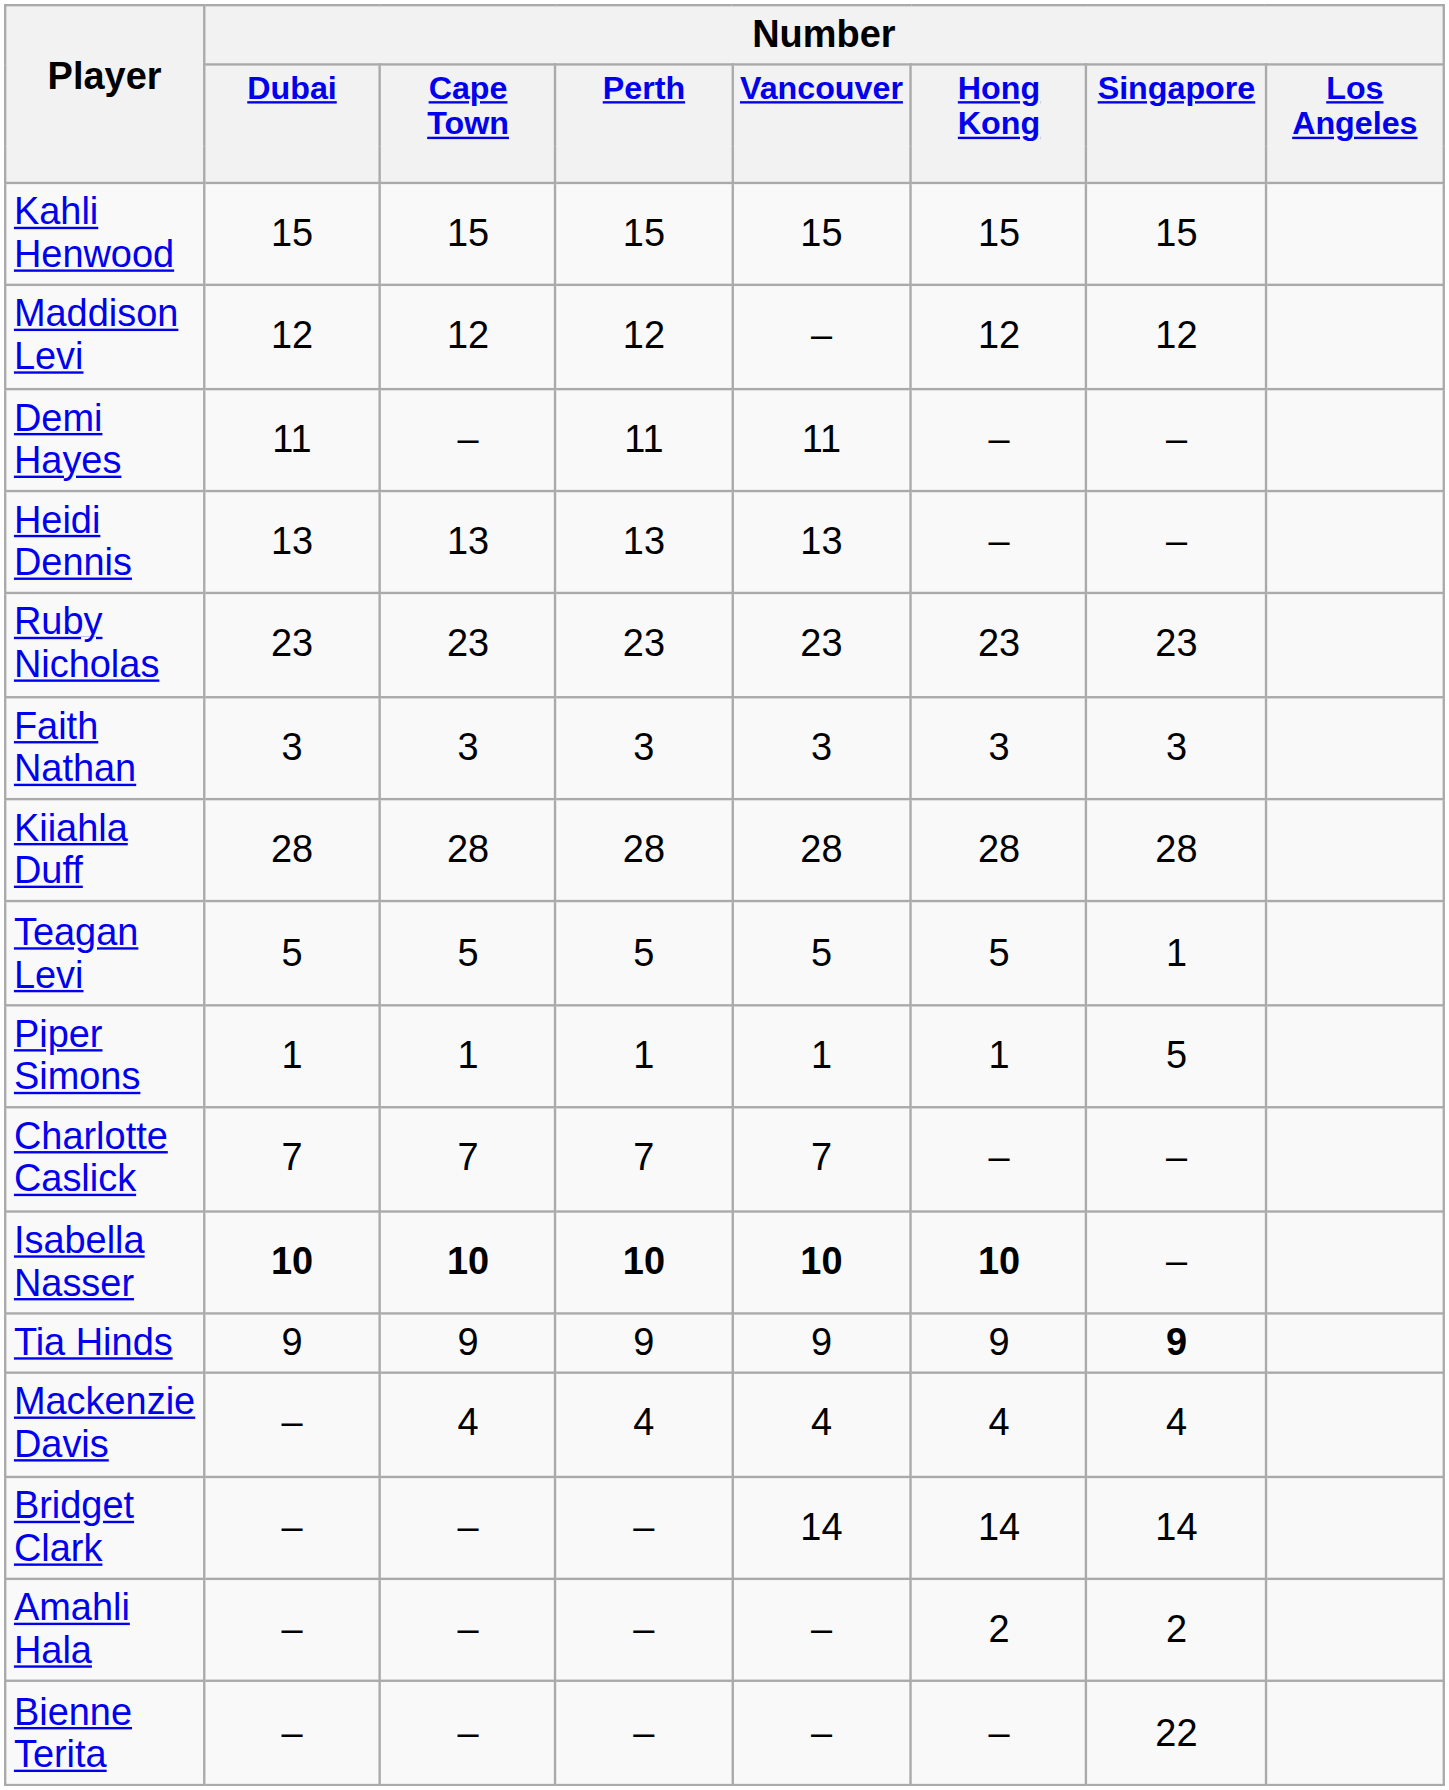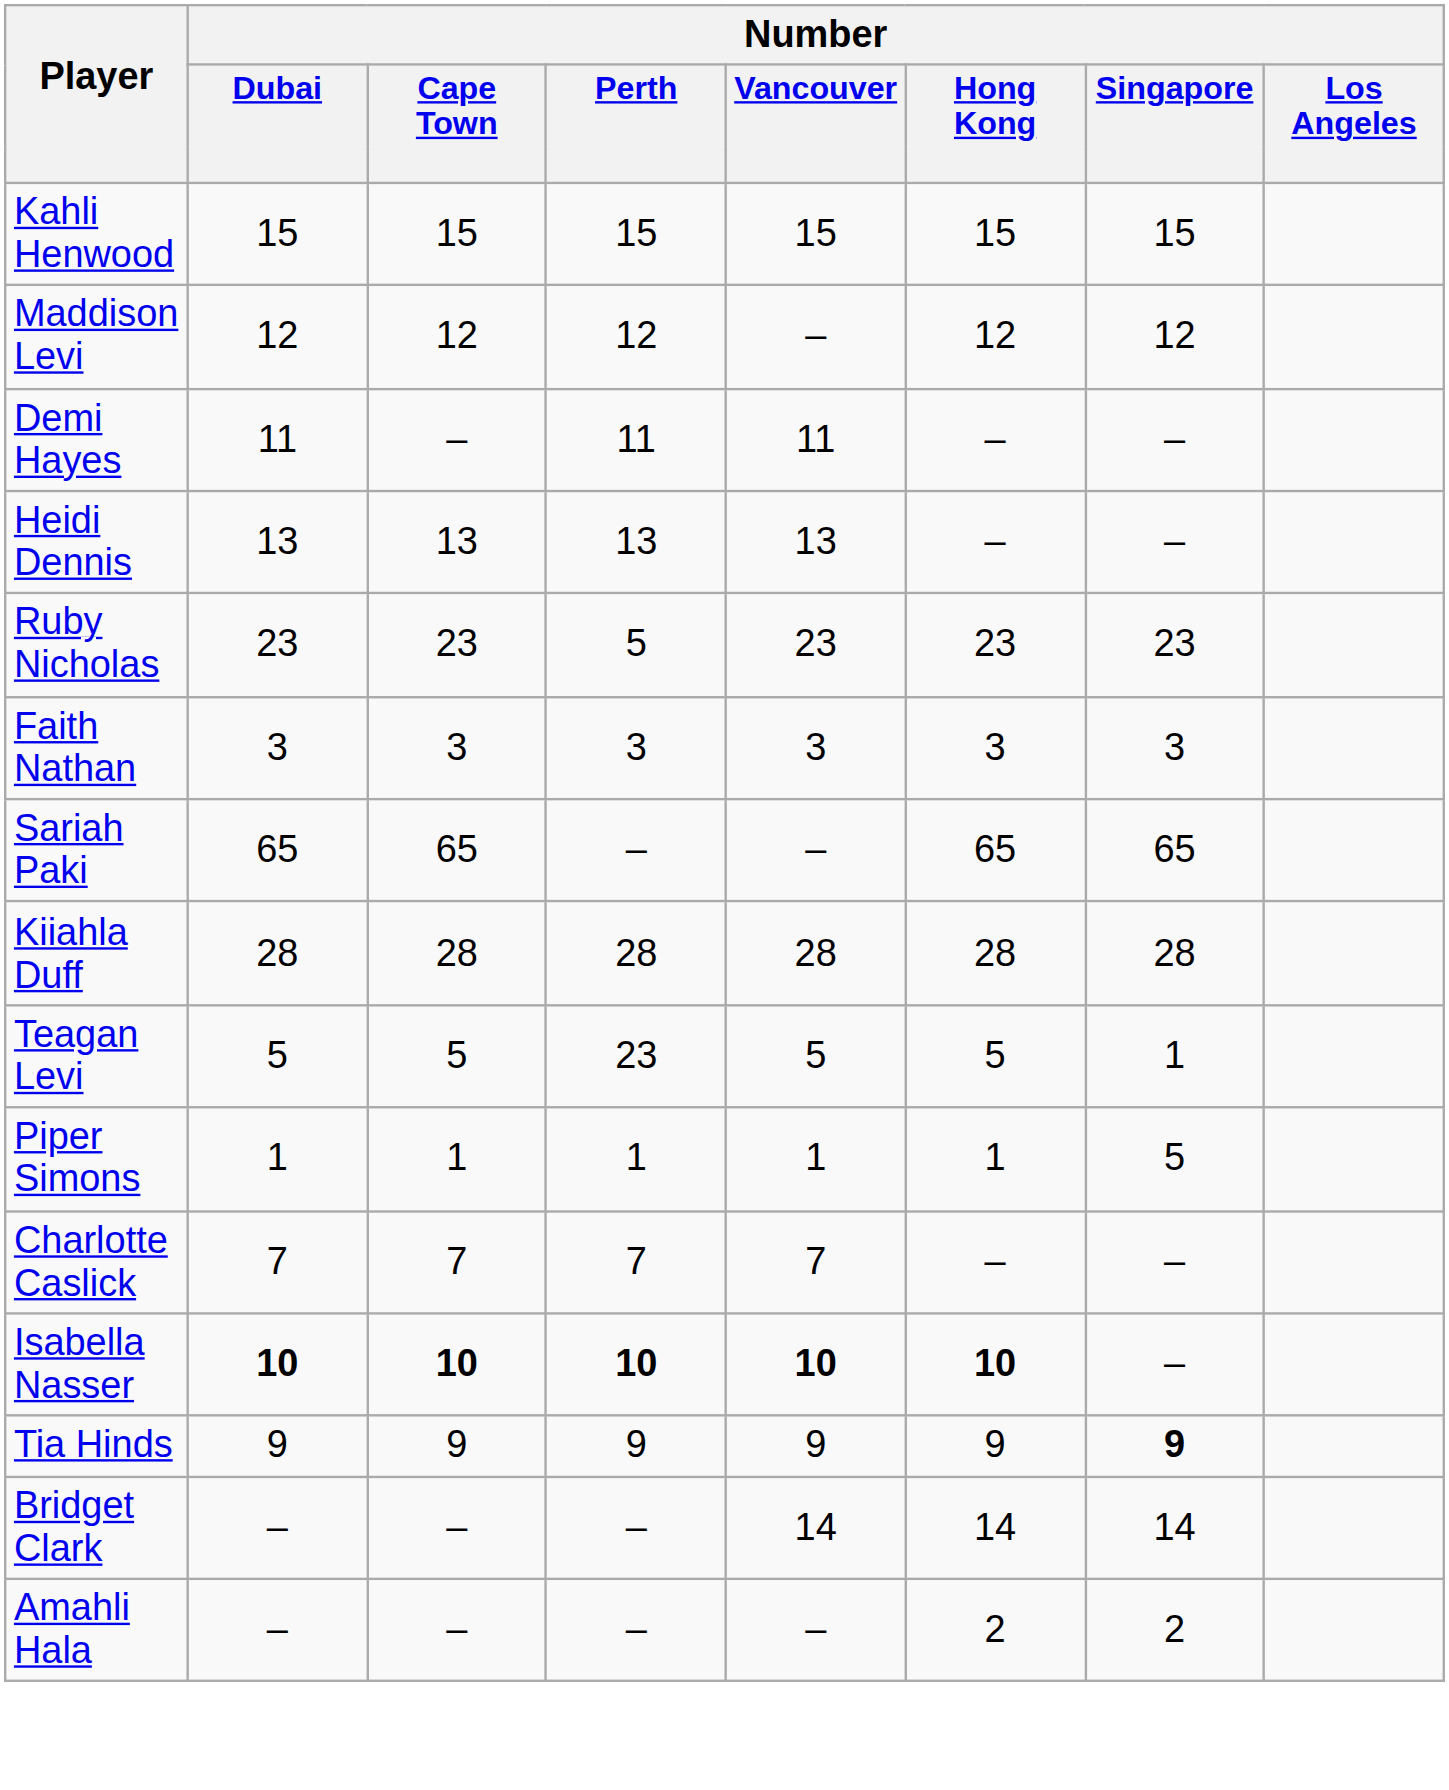(644, 644) 23 -> (636, 644) 5
+ row: (69, 849)
(644, 952) 5 -> (636, 1055) 23
- row: (105, 1423)
- row: (73, 1732)
